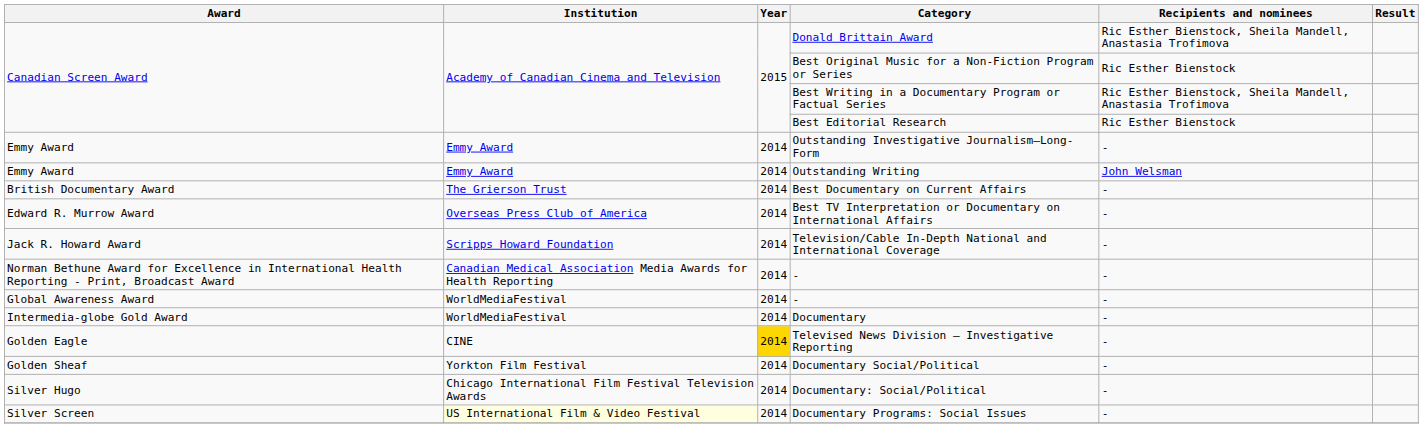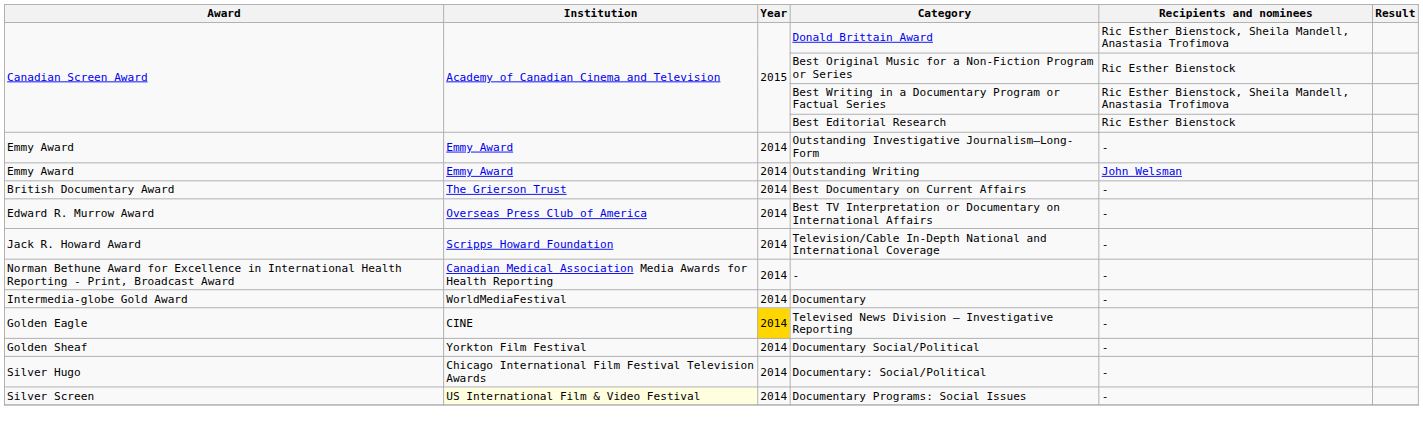- row: (81, 299)
